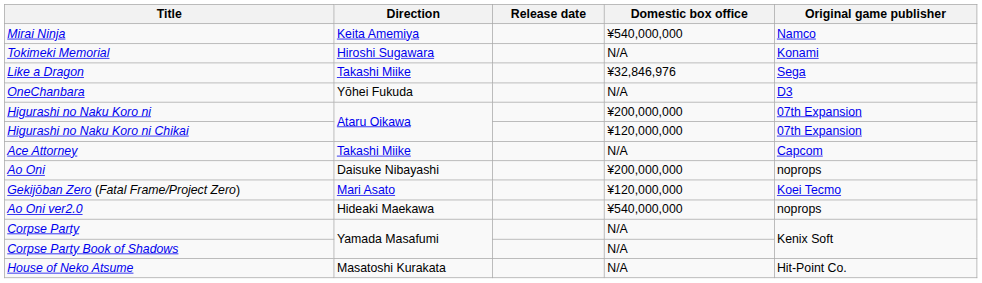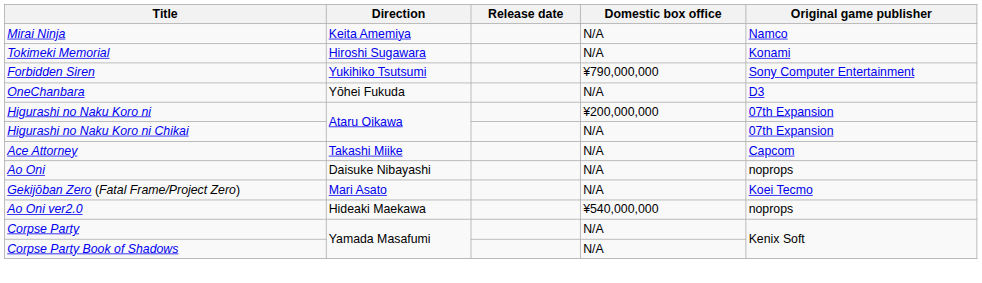(645, 33) ¥540,000,000 -> (593, 33) N/A
+ row: (51, 72)
- row: (46, 72)
(645, 131) ¥120,000,000 -> (593, 131) N/A
(645, 170) ¥200,000,000 -> (593, 170) N/A
(645, 190) ¥120,000,000 -> (593, 190) N/A
- row: (70, 268)
